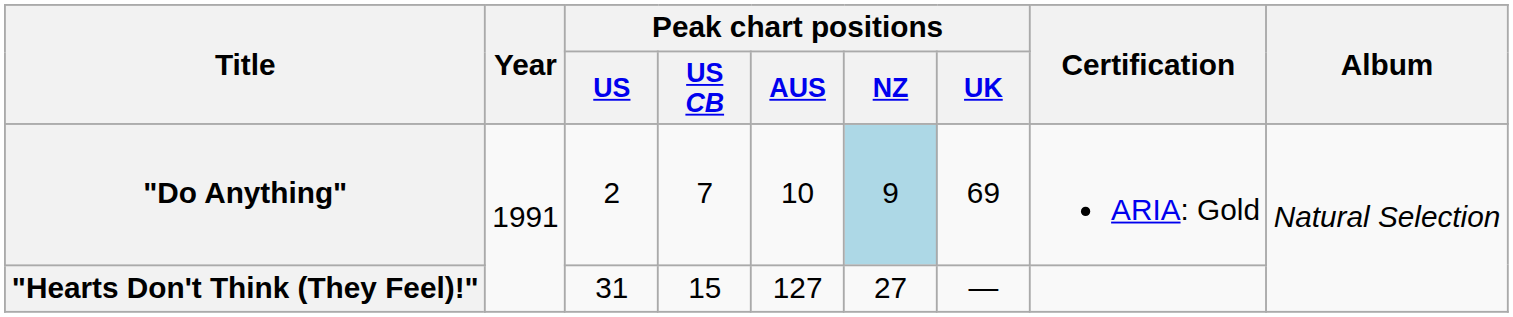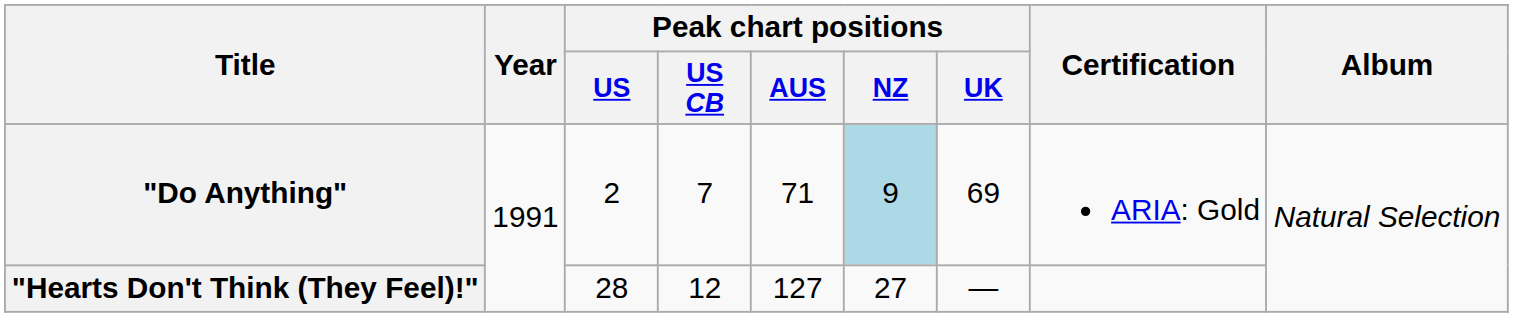(798, 193) 10 -> (798, 193) 71
(612, 287) 31 -> (612, 287) 28
(705, 287) 15 -> (705, 287) 12
